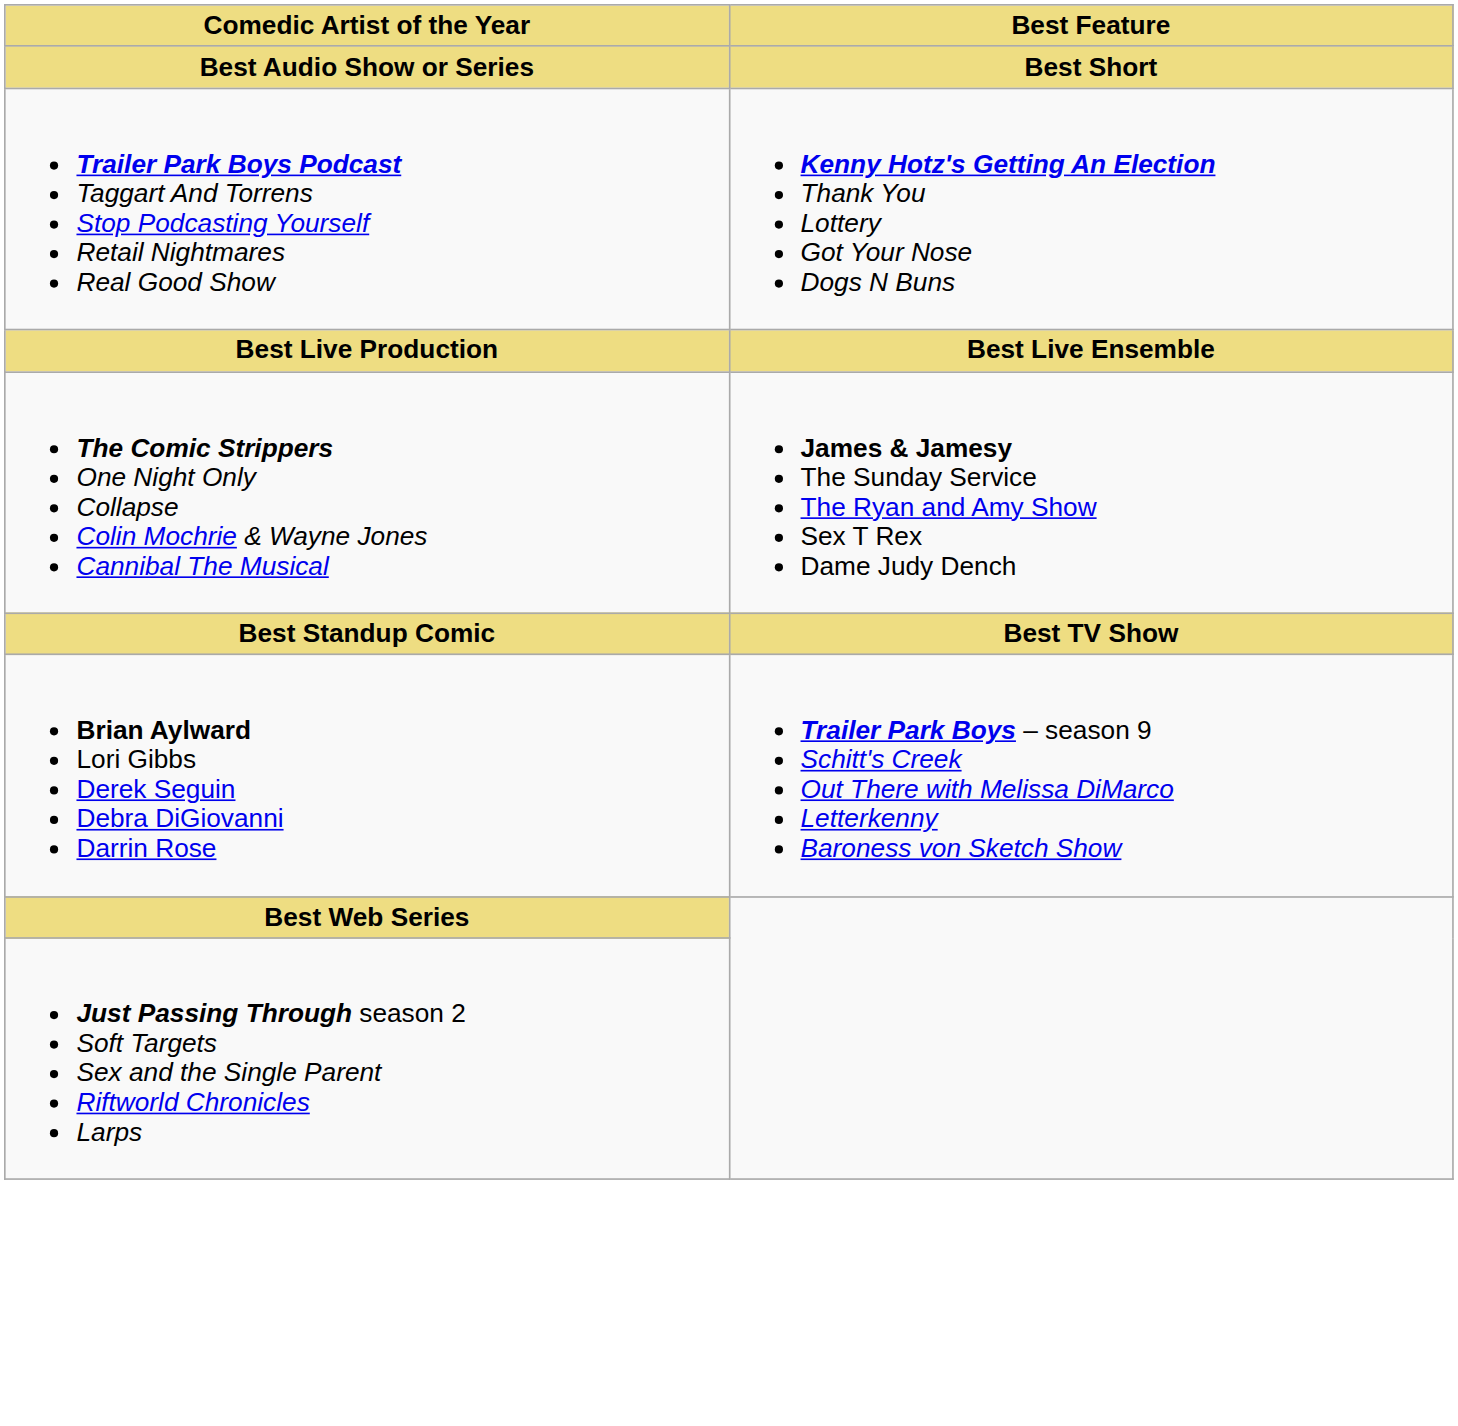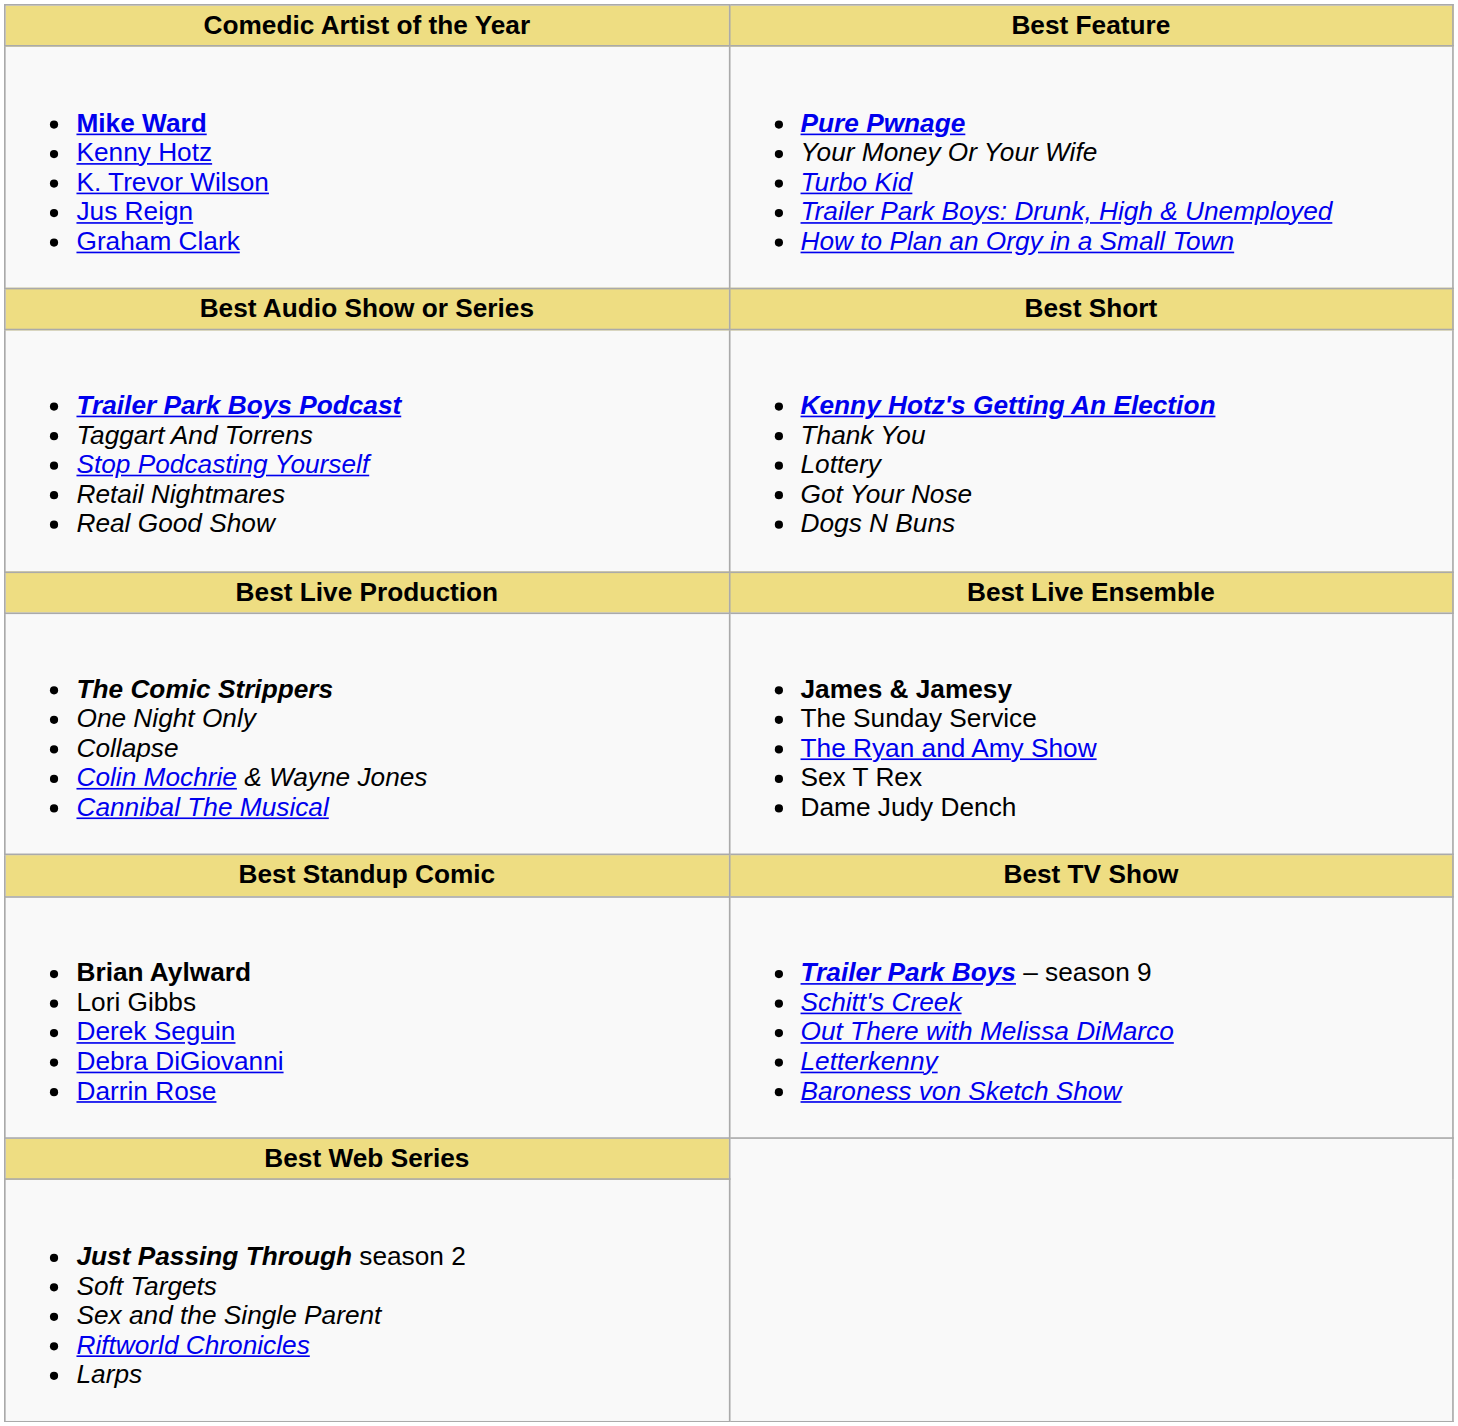+ row: (367, 182)
